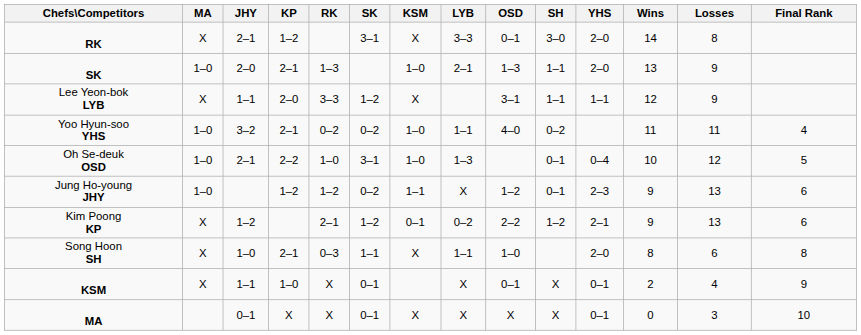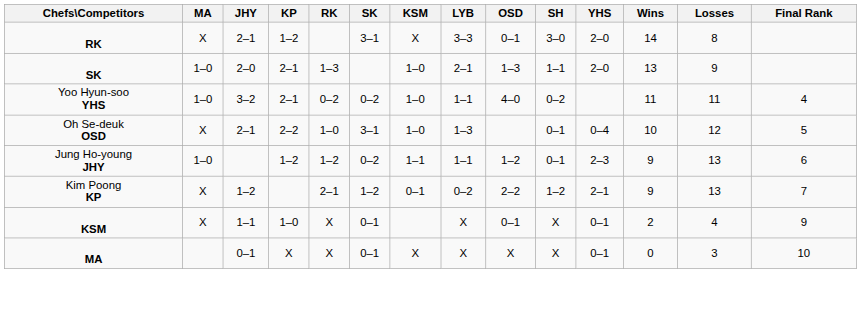- row: (94, 99)
(203, 161) 1–0 -> (203, 130) X
(463, 191) X -> (463, 161) 1–1
(804, 222) 6 -> (804, 191) 7
- row: (94, 253)
